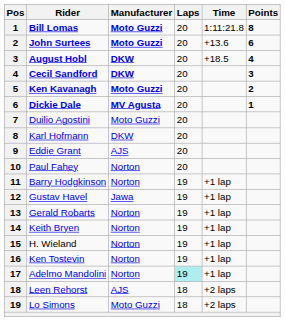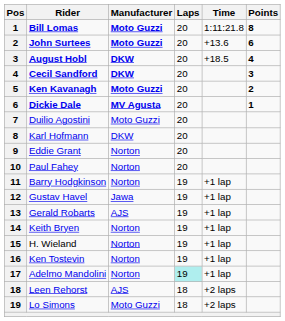(120, 151) AJS -> (125, 151) Norton
(125, 212) Norton -> (120, 212) AJS
